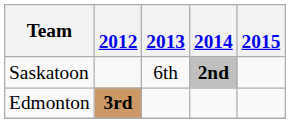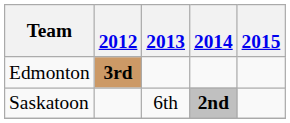rows swapped: (49, 103) <-> (49, 72)
